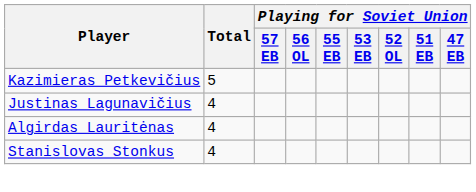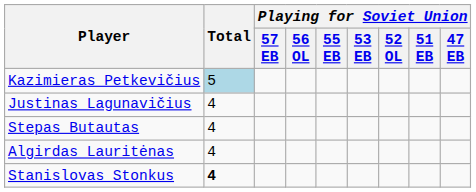(212, 81) no background -> (212, 81) lightblue background
+ row: (74, 128)
(212, 152) normal -> (212, 176) bold
